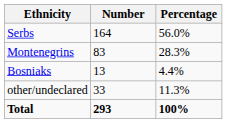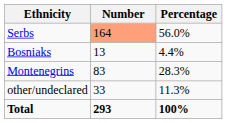(102, 33) no background -> (102, 33) lightsalmon background
rows swapped: (40, 52) <-> (29, 71)
